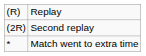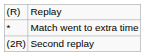rows swapped: (62, 28) <-> (84, 43)
